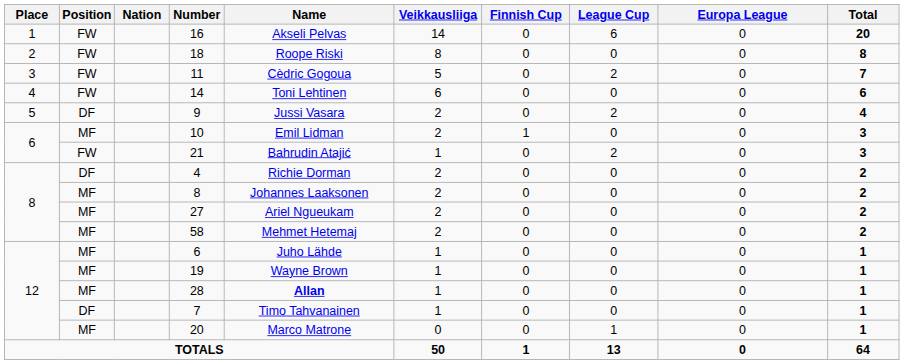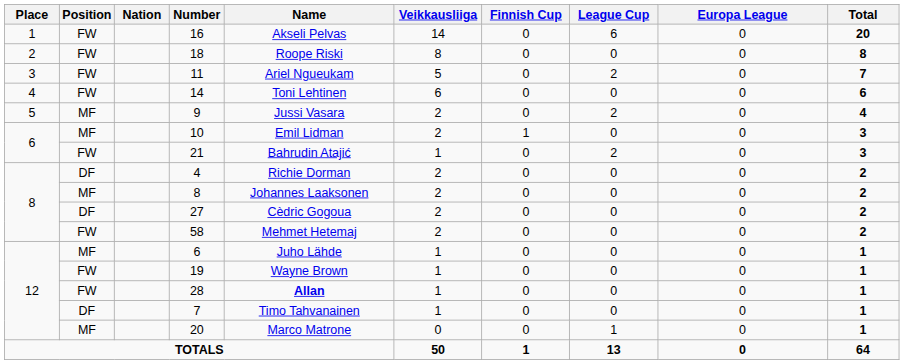(309, 74) Cèdric Gogoua -> (309, 74) Ariel Ngueukam
(87, 113) DF -> (87, 113) MF
(87, 212) MF -> (87, 212) DF
(309, 212) Ariel Ngueukam -> (309, 212) Cèdric Gogoua
(87, 232) MF -> (87, 232) FW
(87, 271) MF -> (87, 271) FW
(87, 291) MF -> (87, 291) FW
